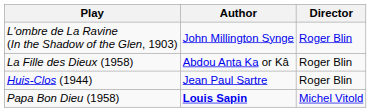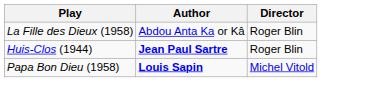- row: (92, 37)
(225, 80) normal -> (183, 49) bold
